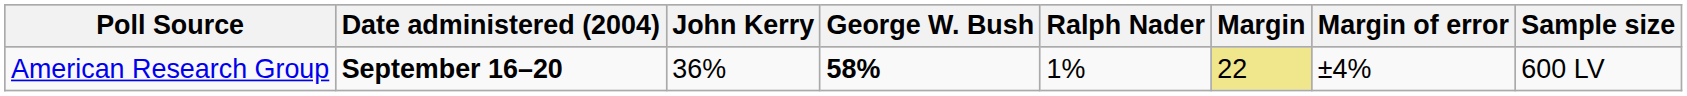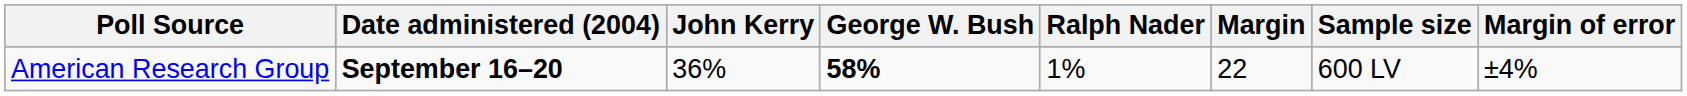columns swapped: (1598, 25) <-> (1413, 25)
(1232, 68) khaki background -> (1232, 68) no background
